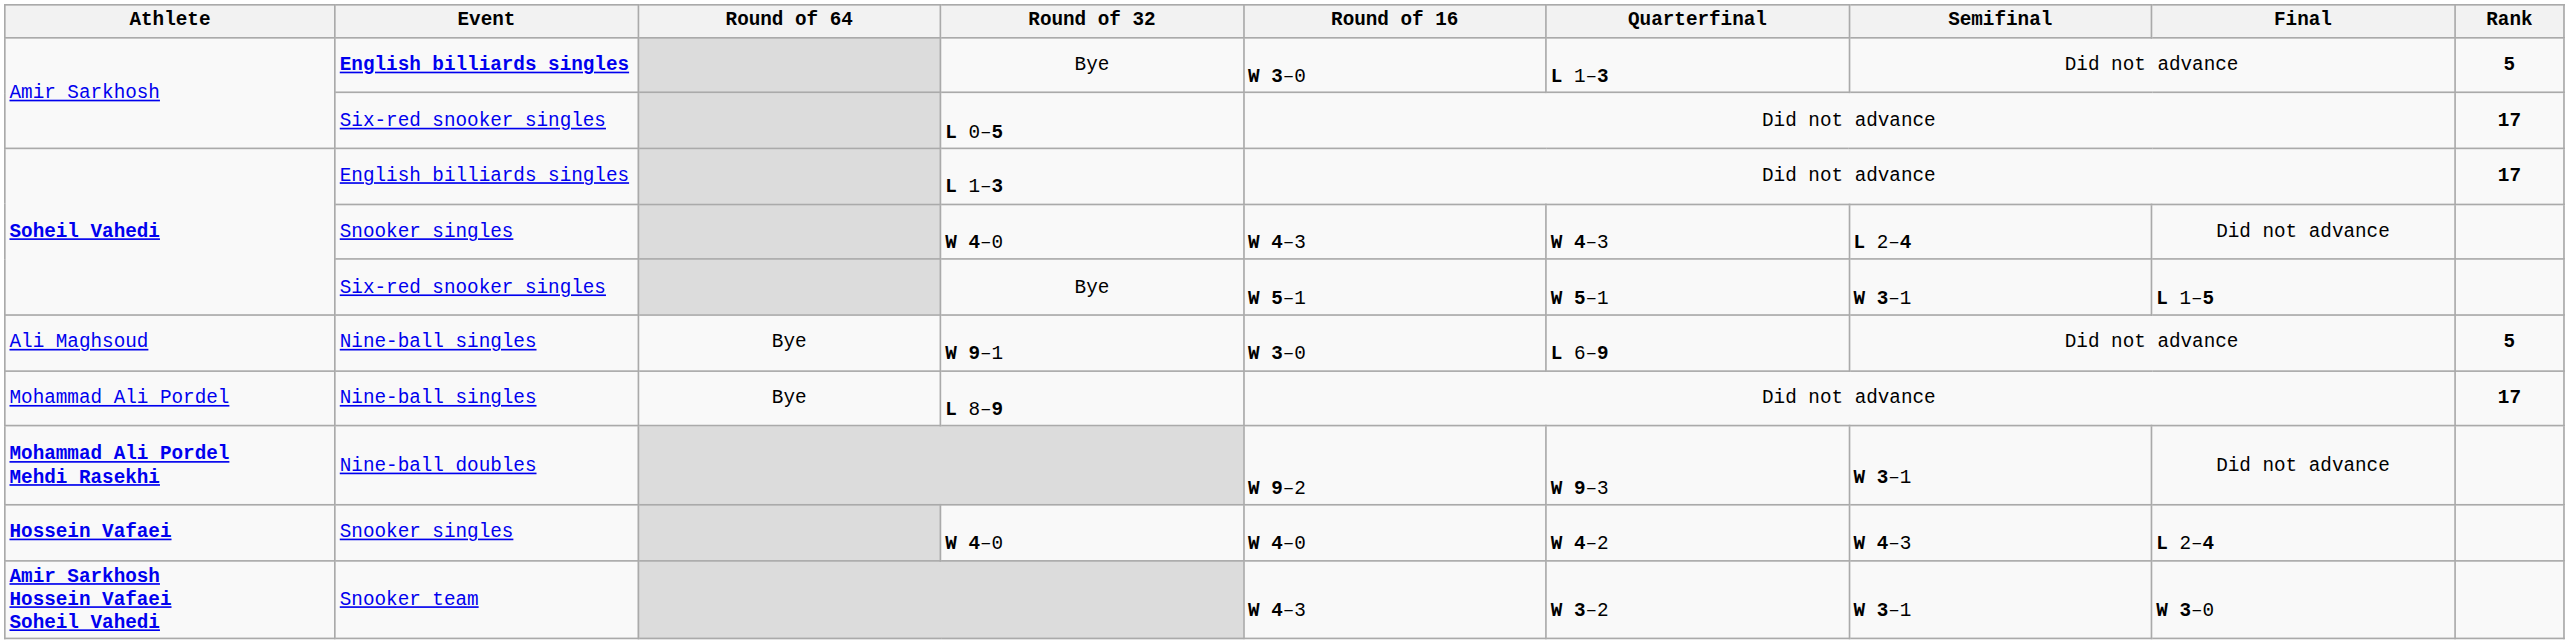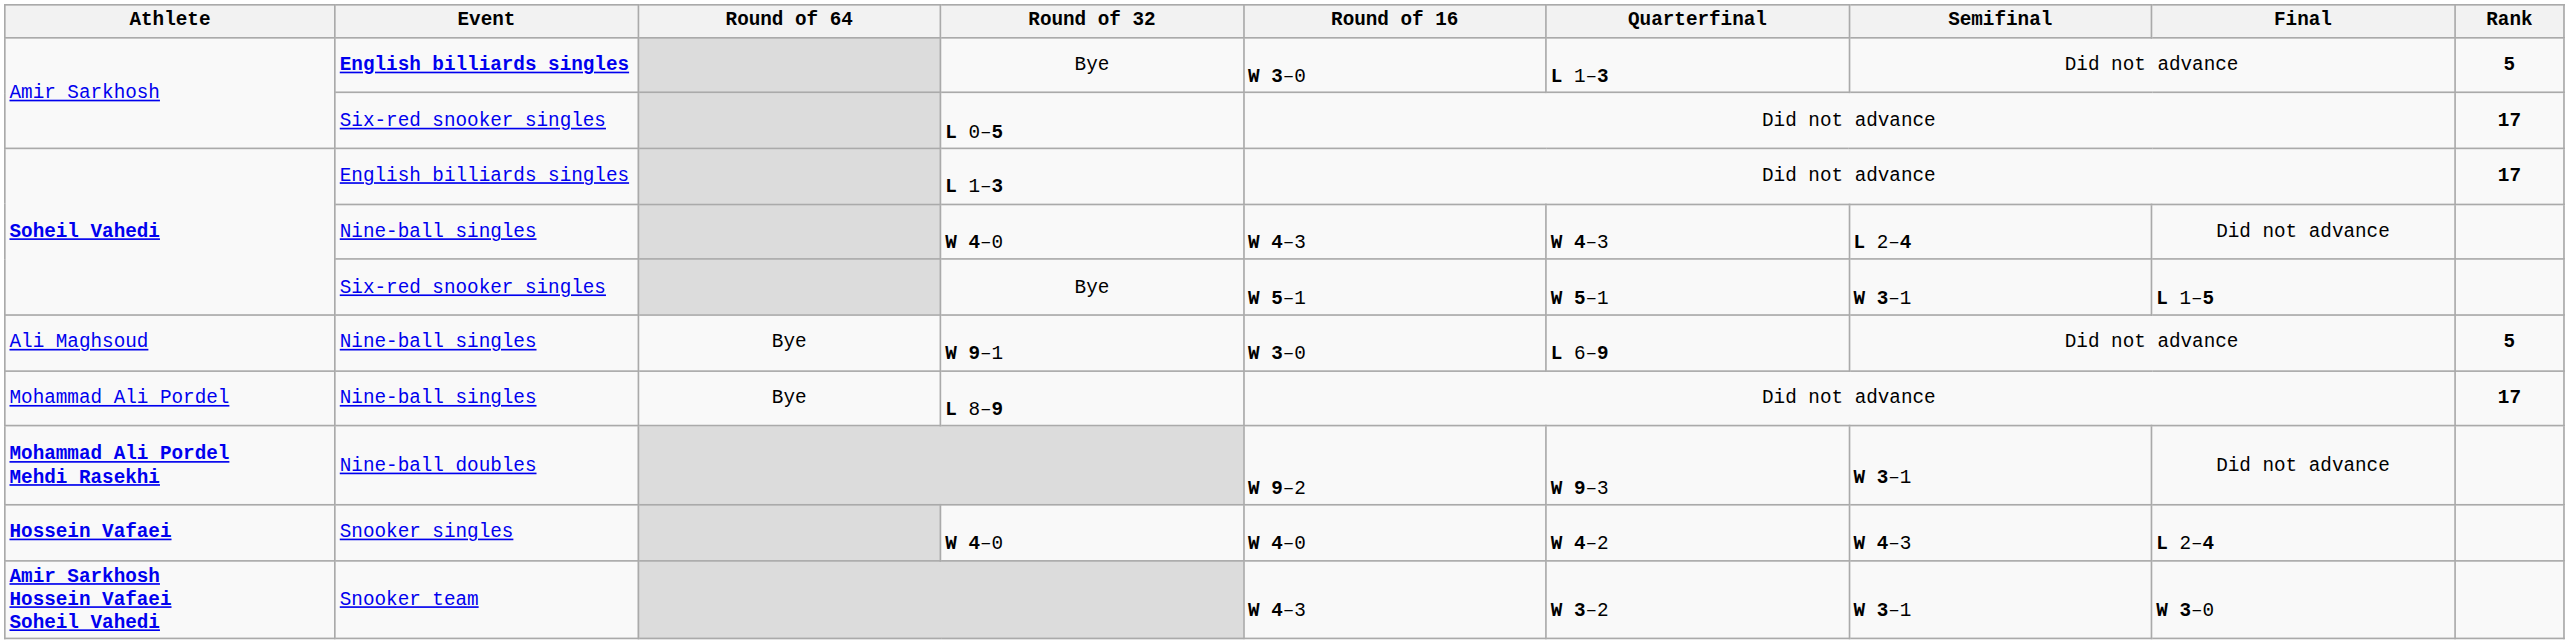(427, 231) Snooker singles -> (438, 231) Nine-ball singles
